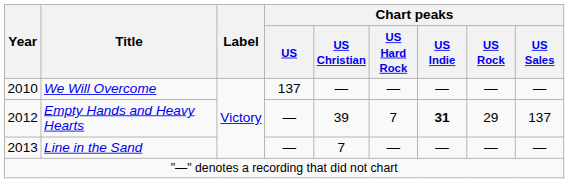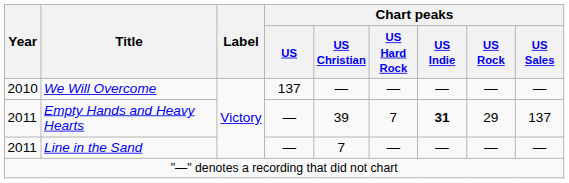(23, 118) 2012 -> (22, 118) 2011
(23, 147) 2013 -> (22, 147) 2011
